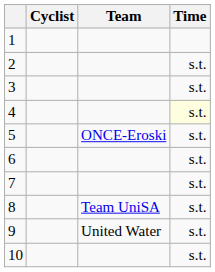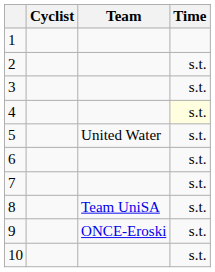(124, 135) ONCE-Eroski -> (121, 135) United Water
(121, 231) United Water -> (124, 231) ONCE-Eroski
